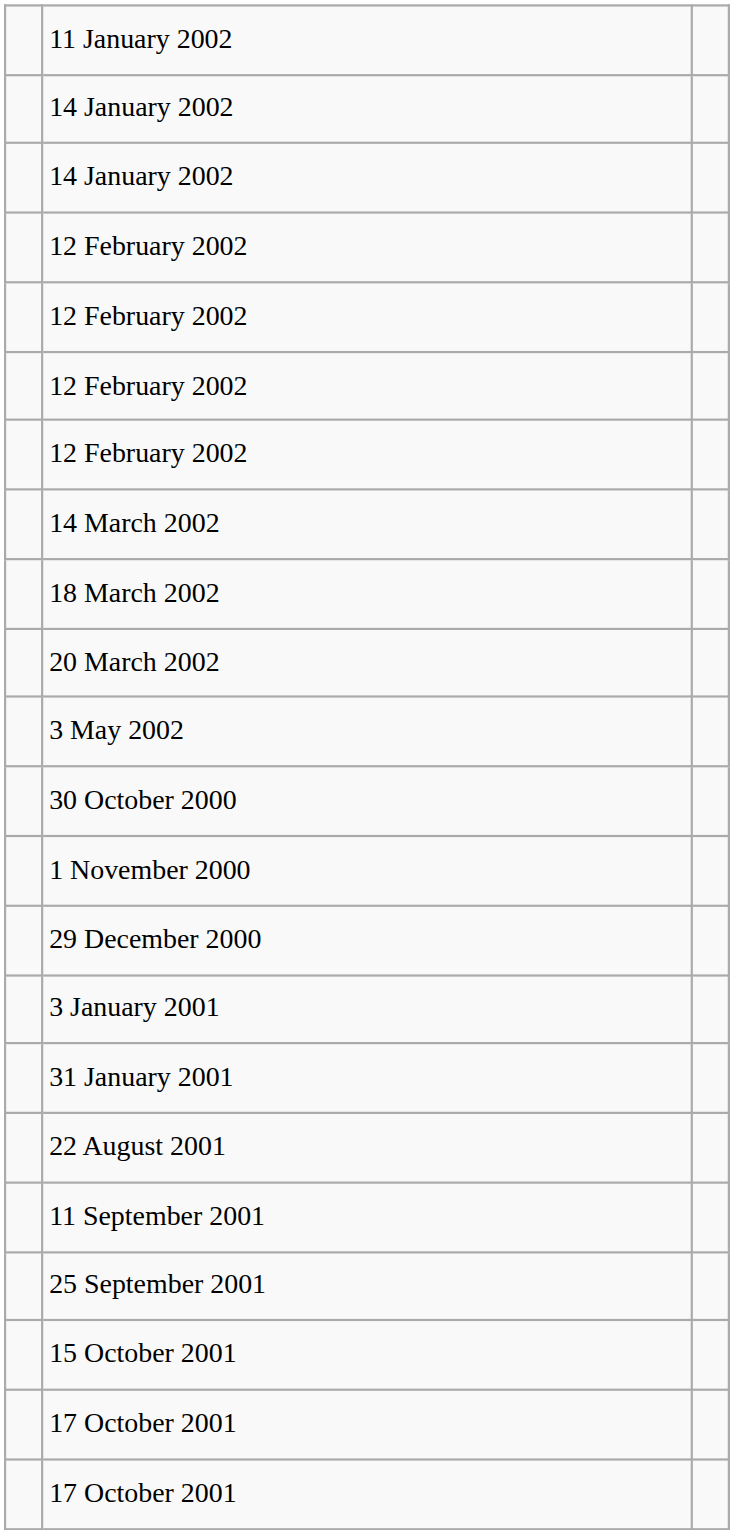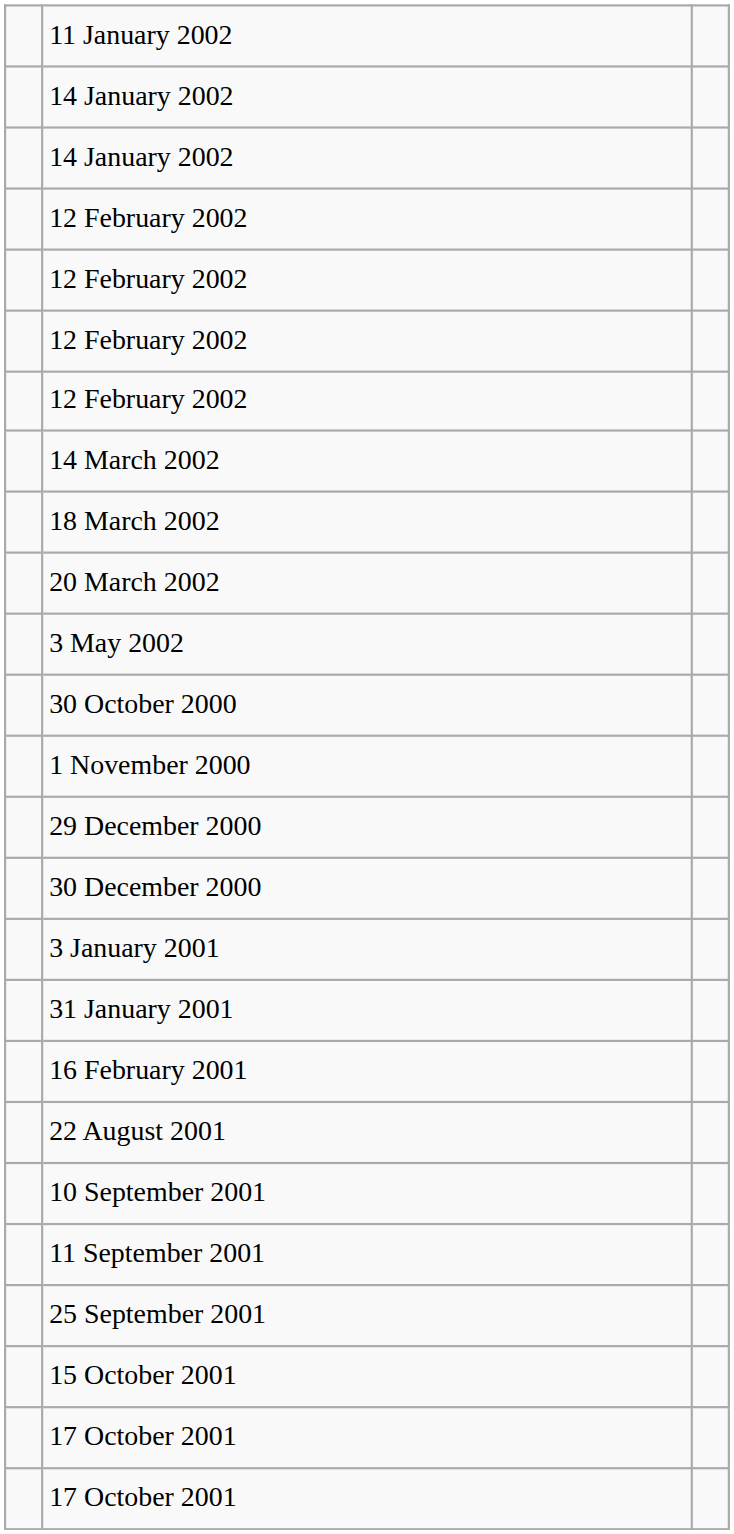+ row: (24, 889)
+ row: (24, 1071)
+ row: (24, 1193)
